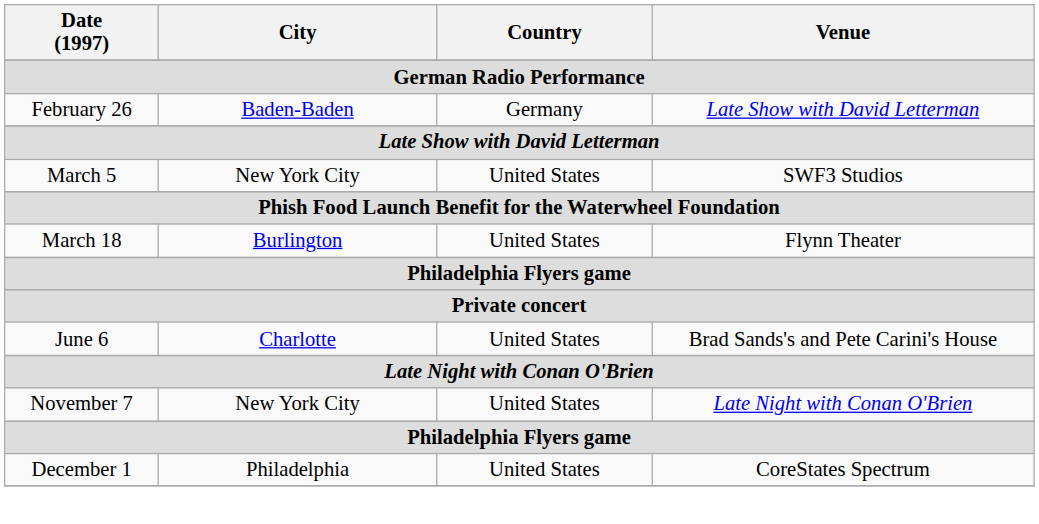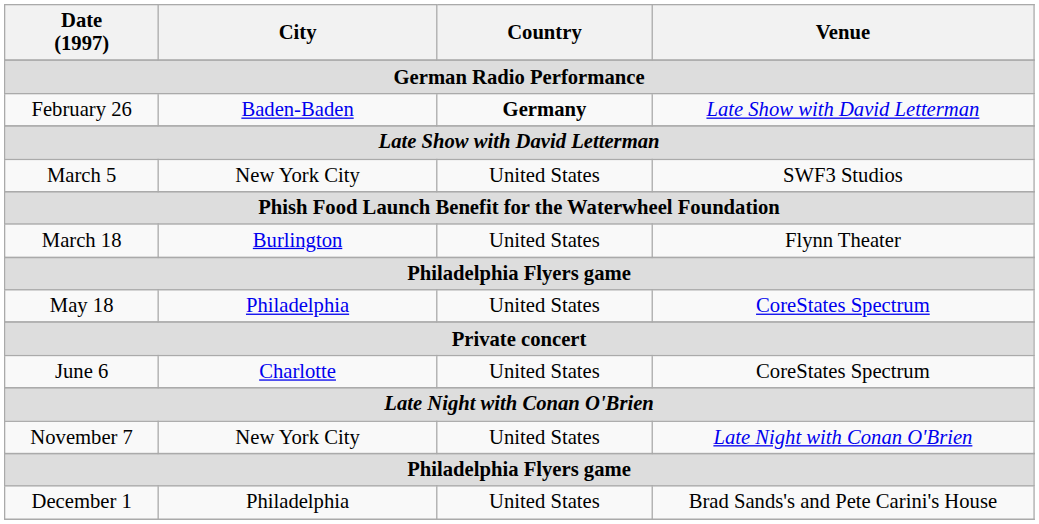(544, 109) normal -> (544, 109) bold
+ row: (82, 305)
(843, 338) Brad Sands's and Pete Carini's House -> (843, 371) CoreStates Spectrum
(843, 469) CoreStates Spectrum -> (843, 502) Brad Sands's and Pete Carini's House
